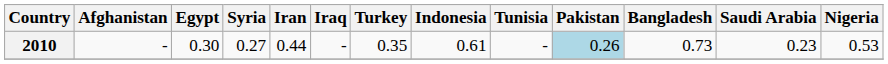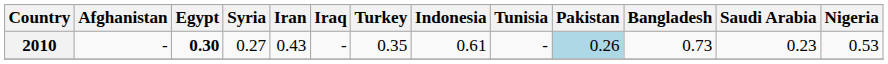(204, 45) normal -> (204, 45) bold
(291, 45) 0.44 -> (291, 45) 0.43
